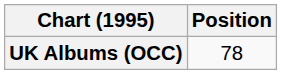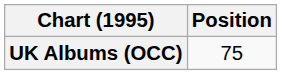(232, 52) 78 -> (232, 52) 75
